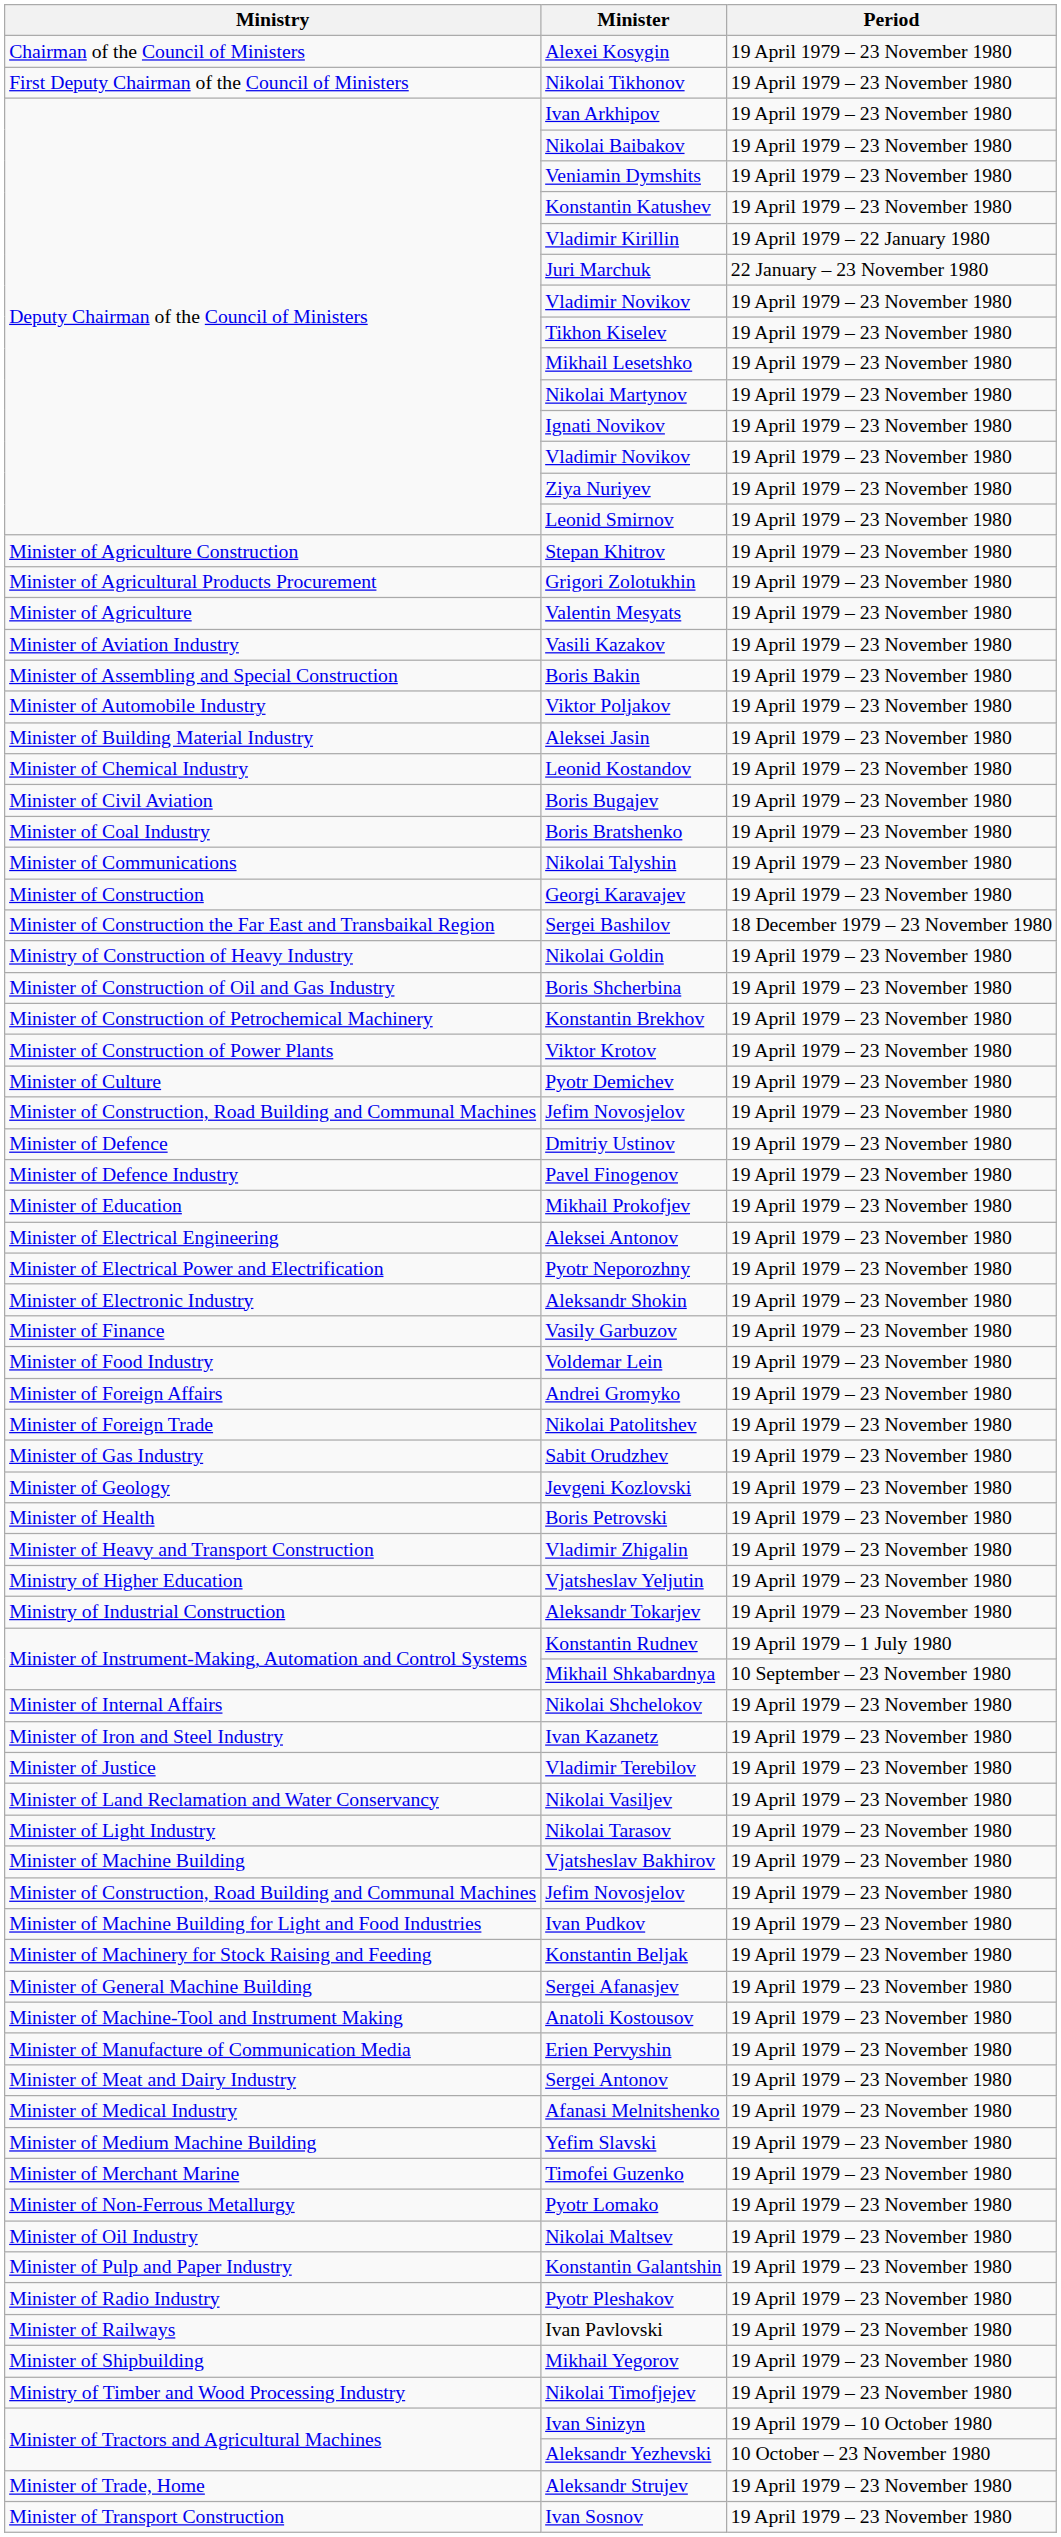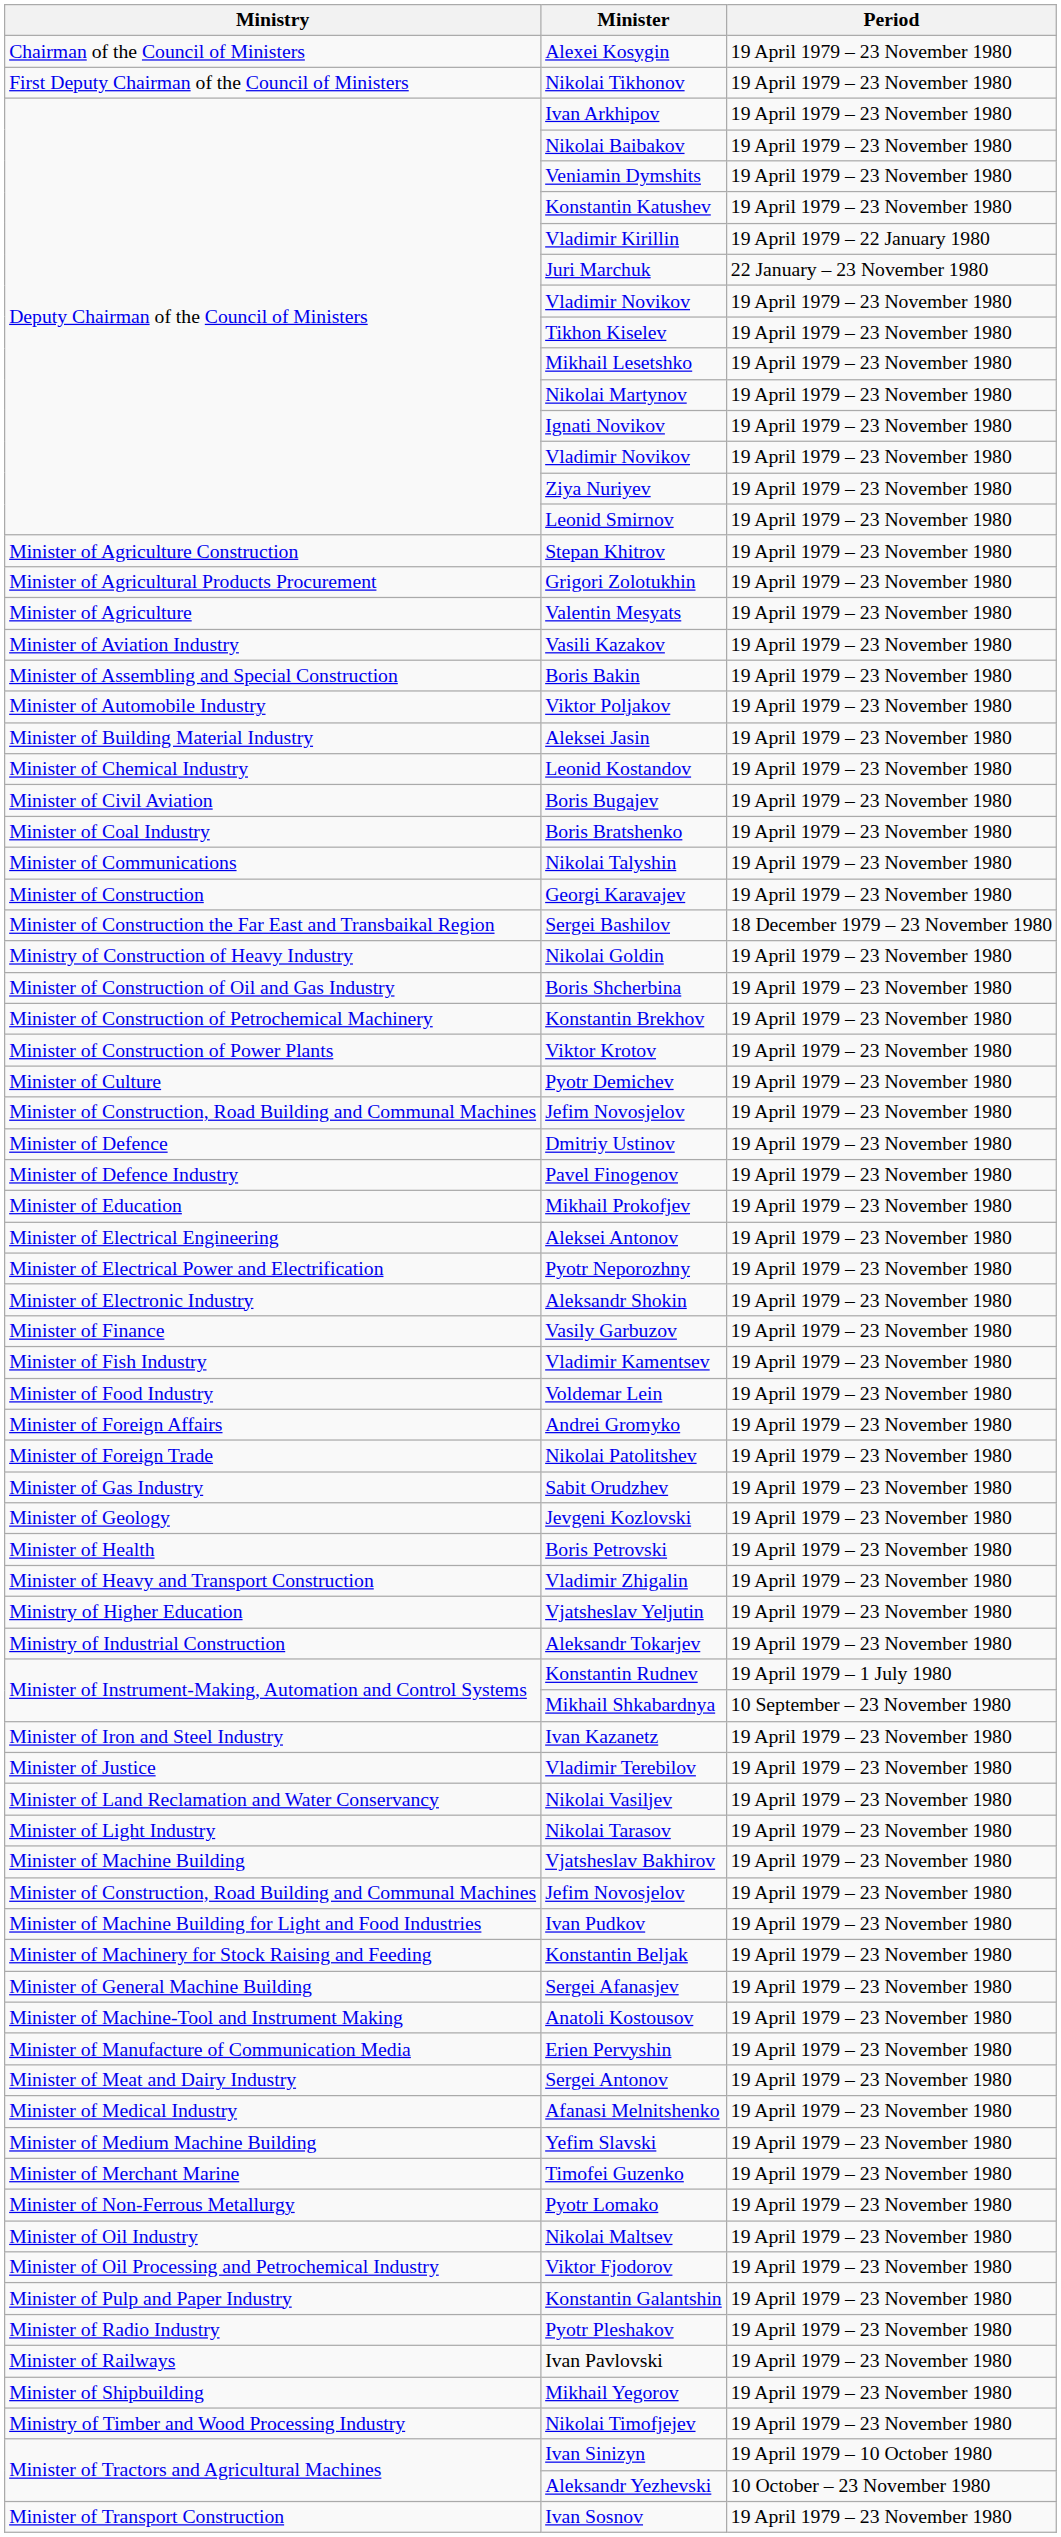+ row: (108, 1362)
- row: (116, 1705)
+ row: (224, 2267)
- row: (107, 2485)
